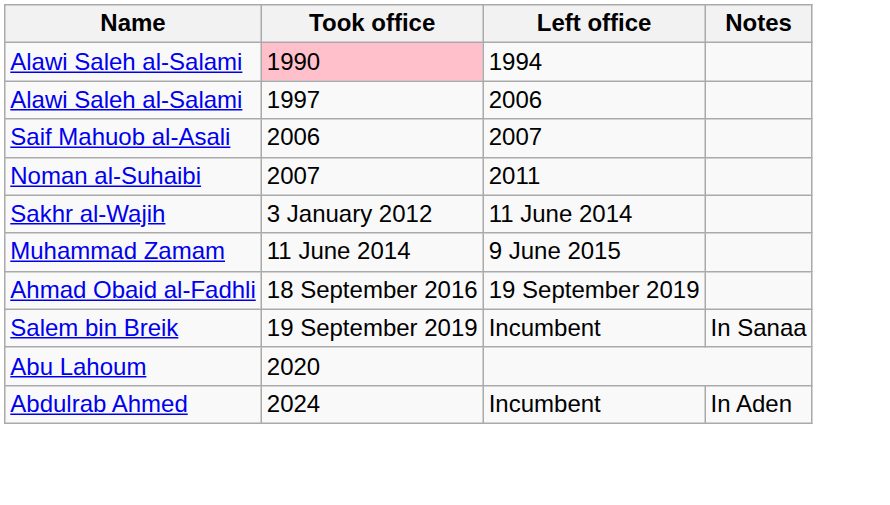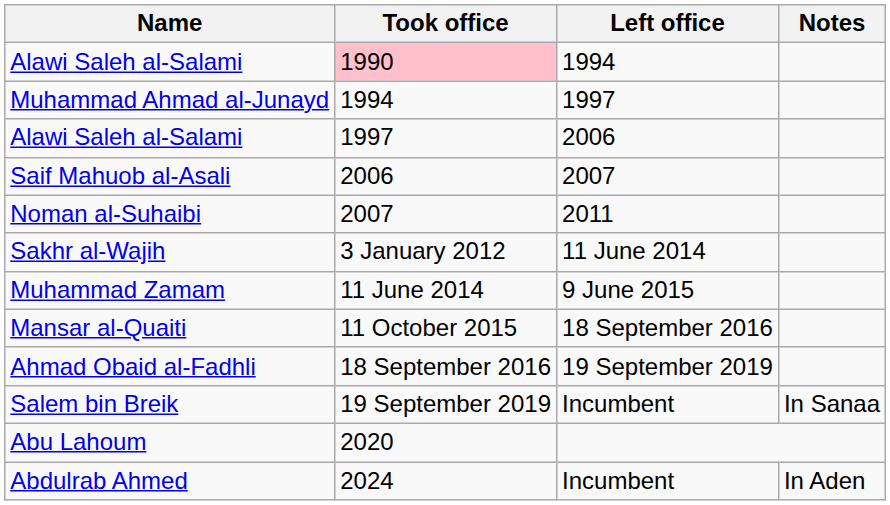+ row: (170, 99)
+ row: (98, 328)
